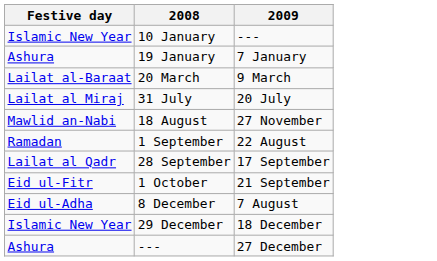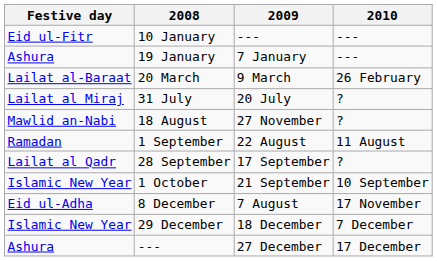+ column: (382, 15)
(70, 36) Islamic New Year -> (50, 36) Eid ul-Fitr
(50, 183) Eid ul-Fitr -> (70, 183) Islamic New Year
